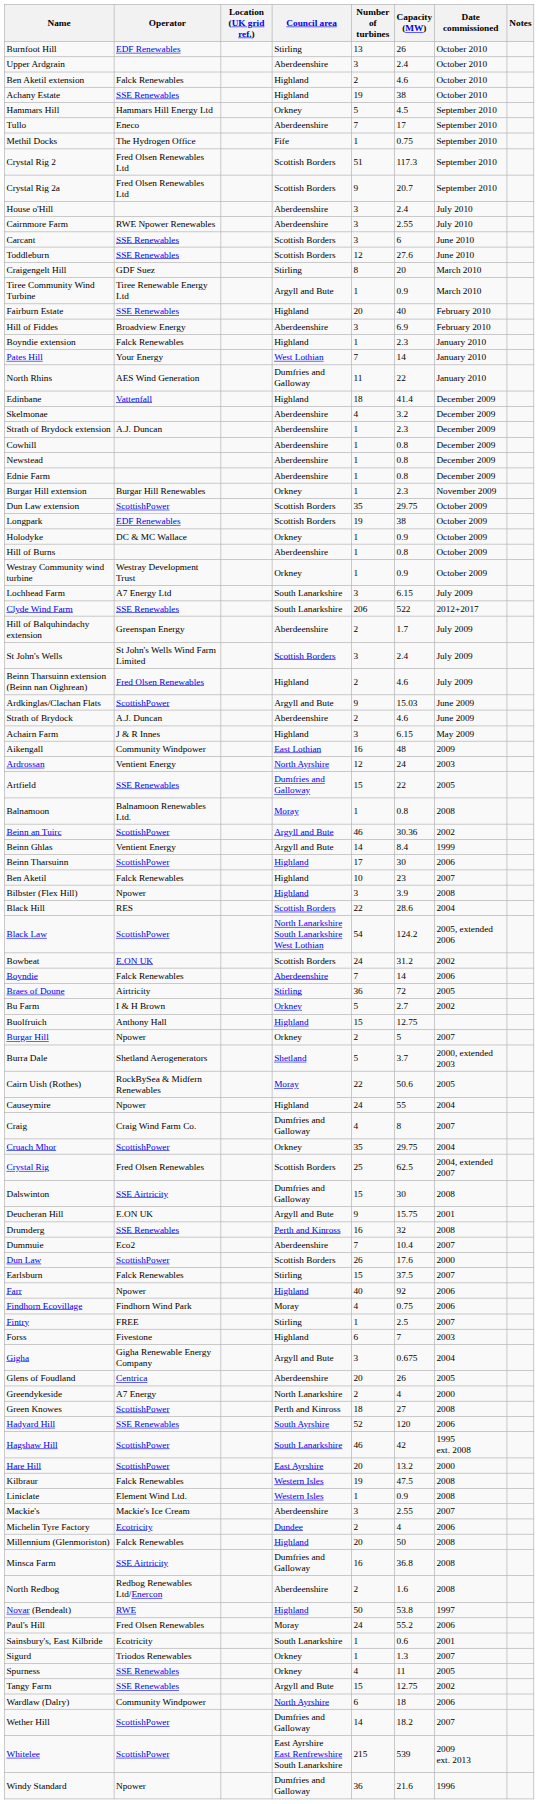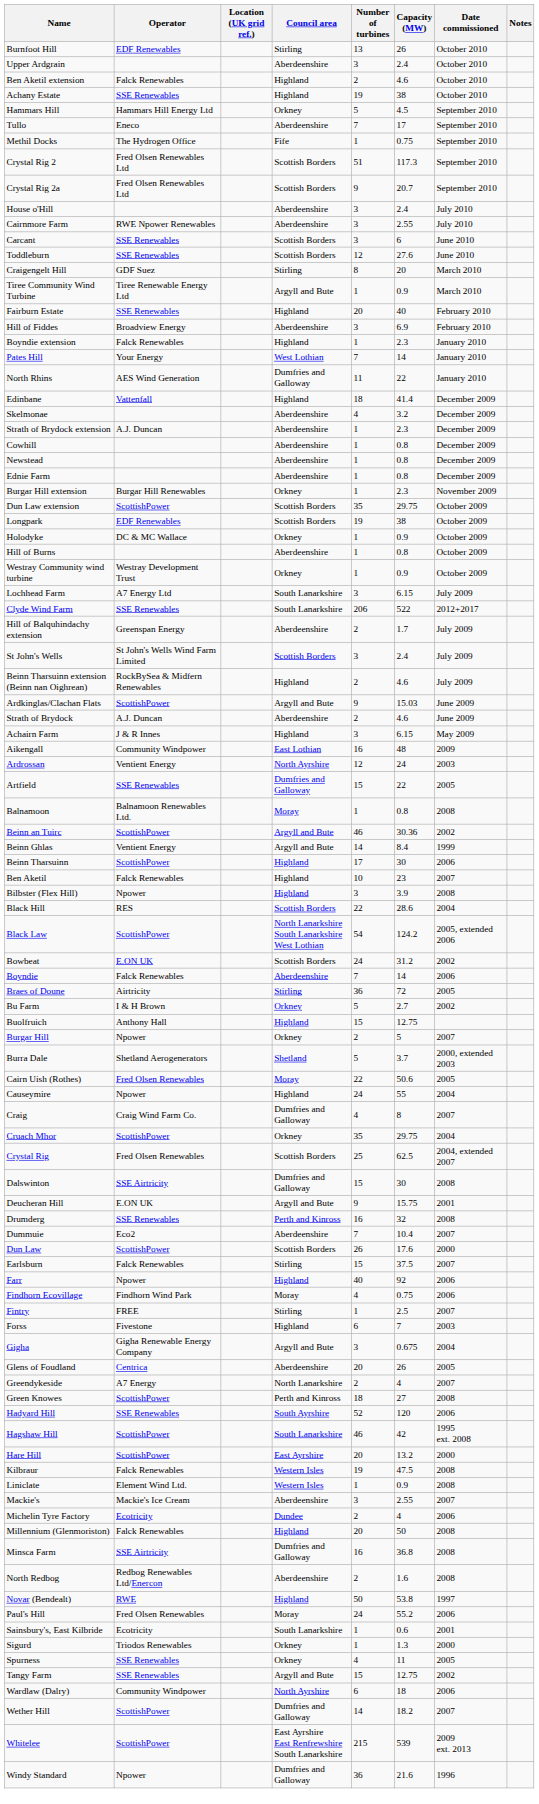(160, 682) Fred Olsen Renewables -> (159, 682) RockBySea & Midfern Renewables
(159, 1084) RockBySea & Midfern Renewables -> (160, 1079) Fred Olsen Renewables
(446, 1393) 2000 -> (446, 1382) 2007
(446, 1656) 2007 -> (446, 1645) 2000
